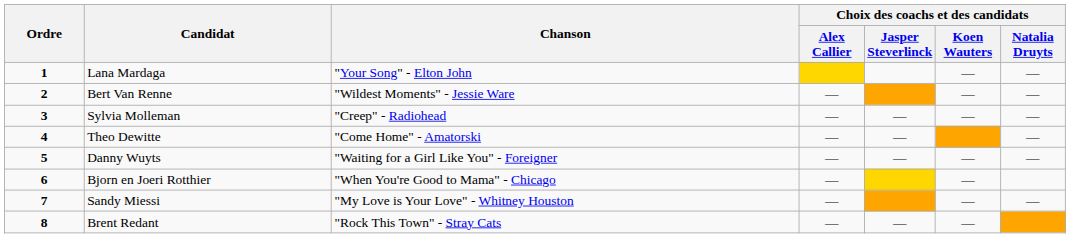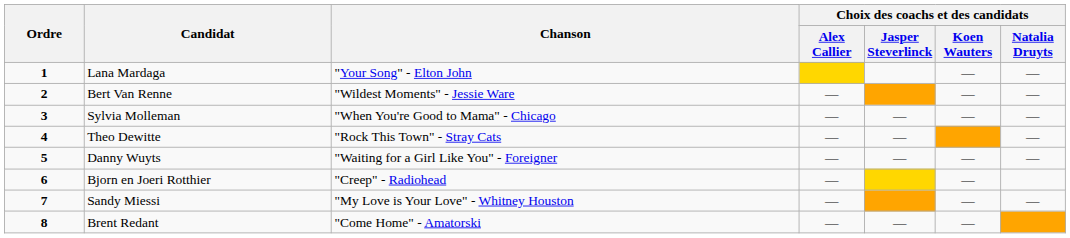(390, 115) "Creep" - Radiohead -> (445, 115) "When You're Good to Mama" - Chicago
(408, 136) "Come Home" - Amatorski -> (418, 136) "Rock This Town" - Stray Cats
(445, 179) "When You're Good to Mama" - Chicago -> (390, 179) "Creep" - Radiohead
(418, 222) "Rock This Town" - Stray Cats -> (408, 222) "Come Home" - Amatorski
